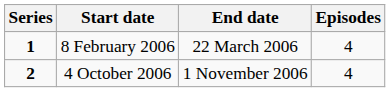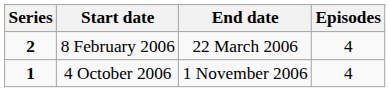(31, 45) 1 -> (31, 45) 2
(31, 73) 2 -> (31, 73) 1
